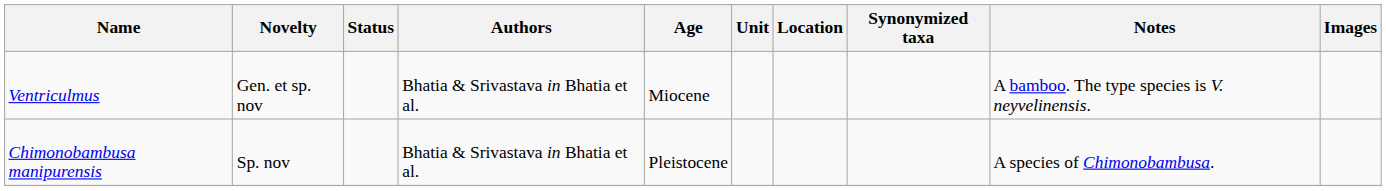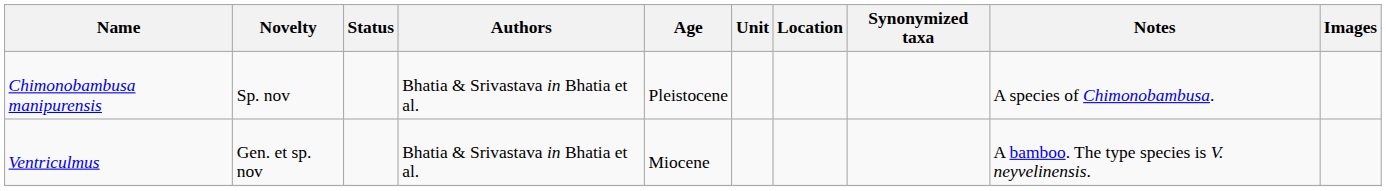rows swapped: (72, 161) <-> (54, 95)
